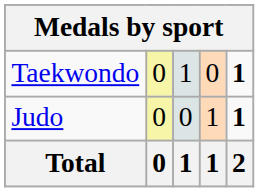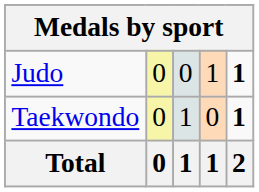rows swapped: (37, 118) <-> (75, 72)
